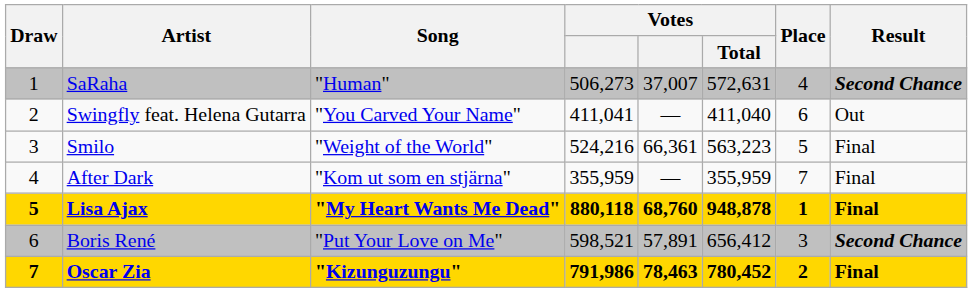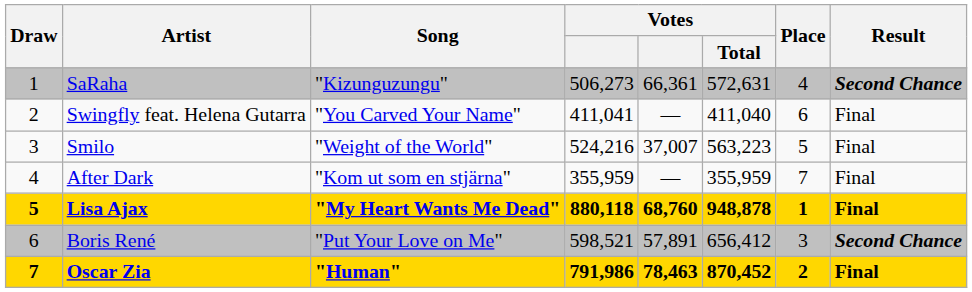(352, 83) "Human" -> (381, 83) "Kizunguzungu"
(670, 83) 37,007 -> (670, 83) 66,361
(850, 114) Out -> (855, 114) Final
(670, 146) 66,361 -> (670, 146) 37,007
(388, 271) "Kizunguzungu" -> (358, 271) "Human"
(739, 271) 780,452 -> (739, 271) 870,452
